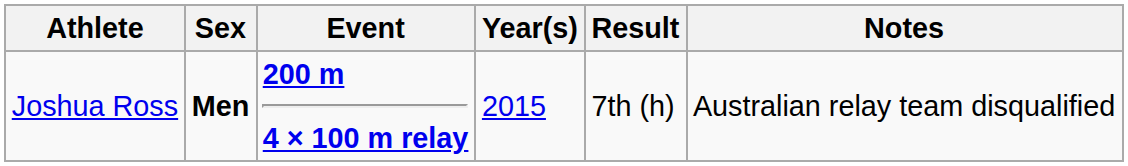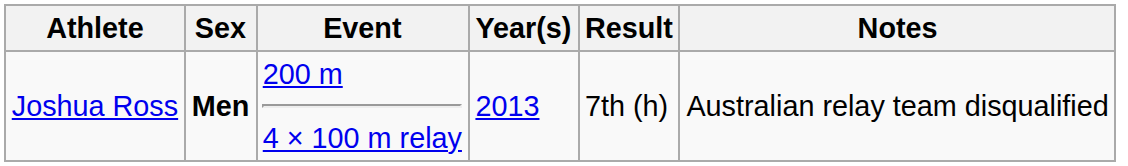(366, 106) bold -> (362, 106) normal
(514, 106) 2015 -> (507, 106) 2013
